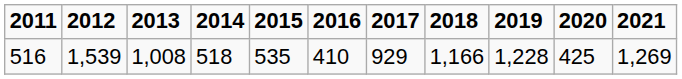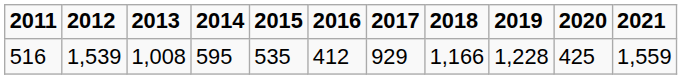(214, 56) 518 -> (214, 56) 595
(331, 56) 410 -> (331, 56) 412
(644, 56) 1,269 -> (644, 56) 1,559
